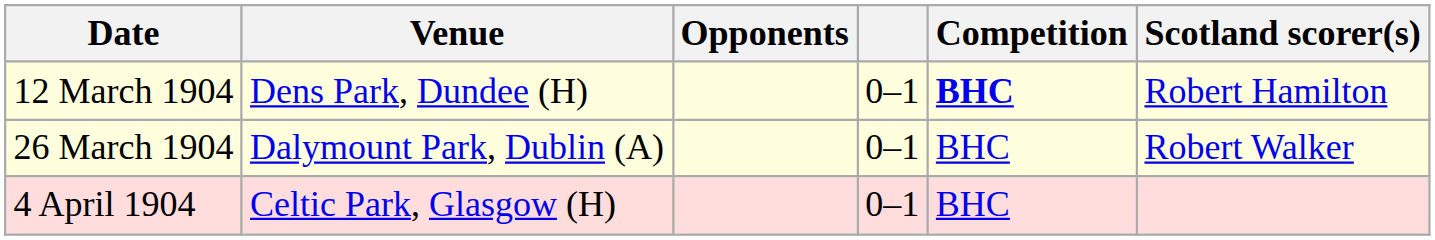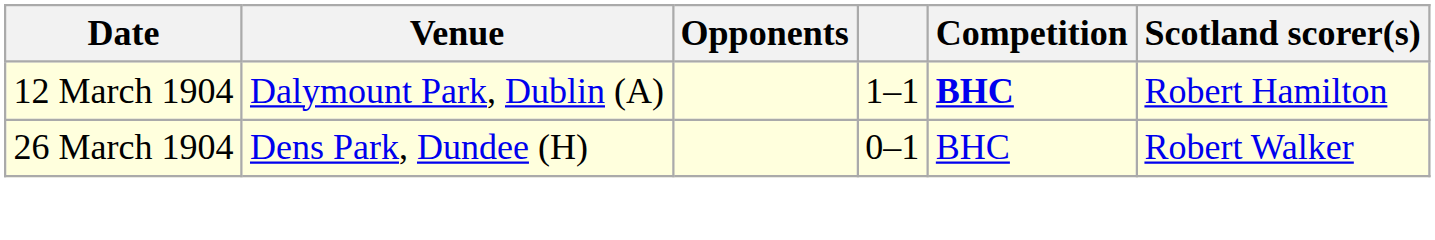(419, 90) Dens Park, Dundee (H) -> (457, 90) Dalymount Park, Dublin (A)
(892, 90) 0–1 -> (892, 90) 1–1
(457, 147) Dalymount Park, Dublin (A) -> (419, 147) Dens Park, Dundee (H)
- row: (104, 204)
